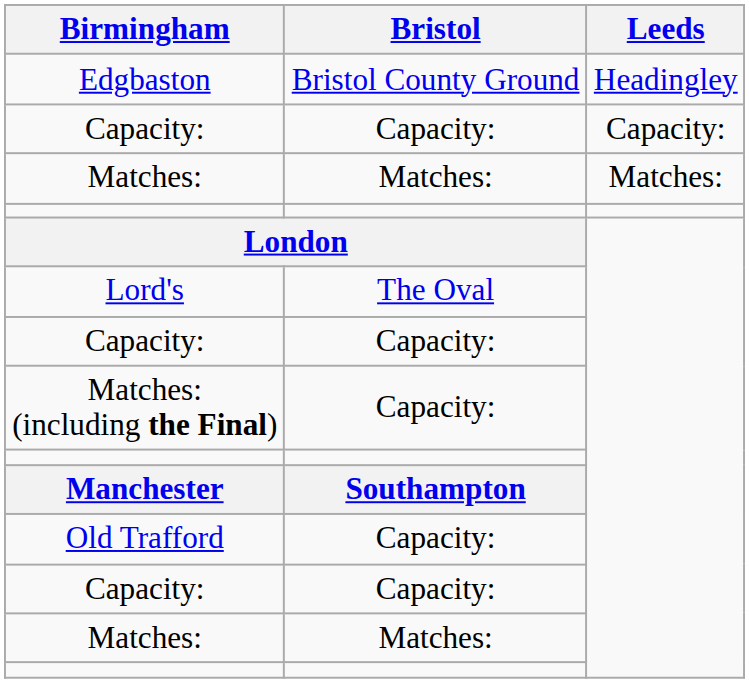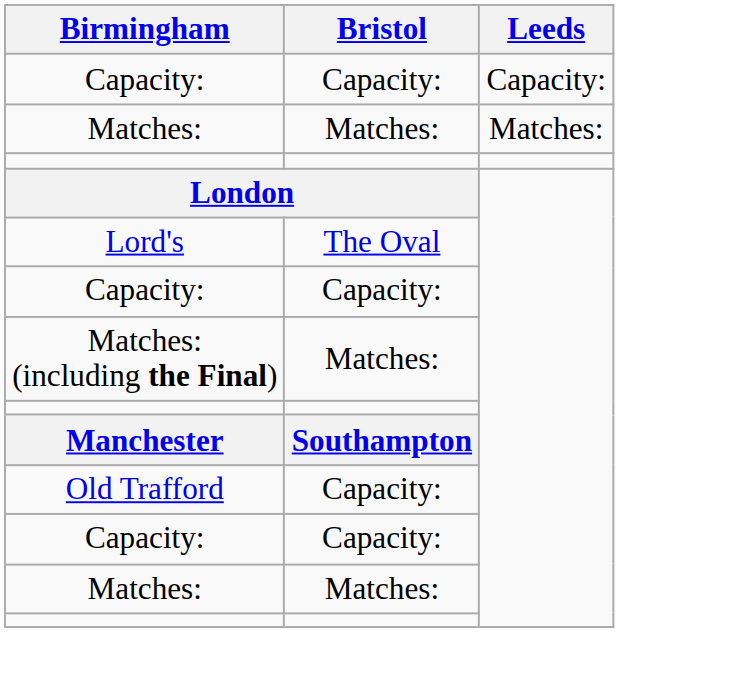- row: (145, 78)
(436, 407) Capacity: -> (382, 358) Matches:
